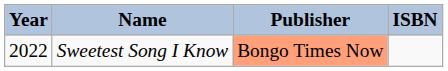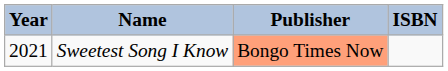(28, 50) 2022 -> (28, 50) 2021
